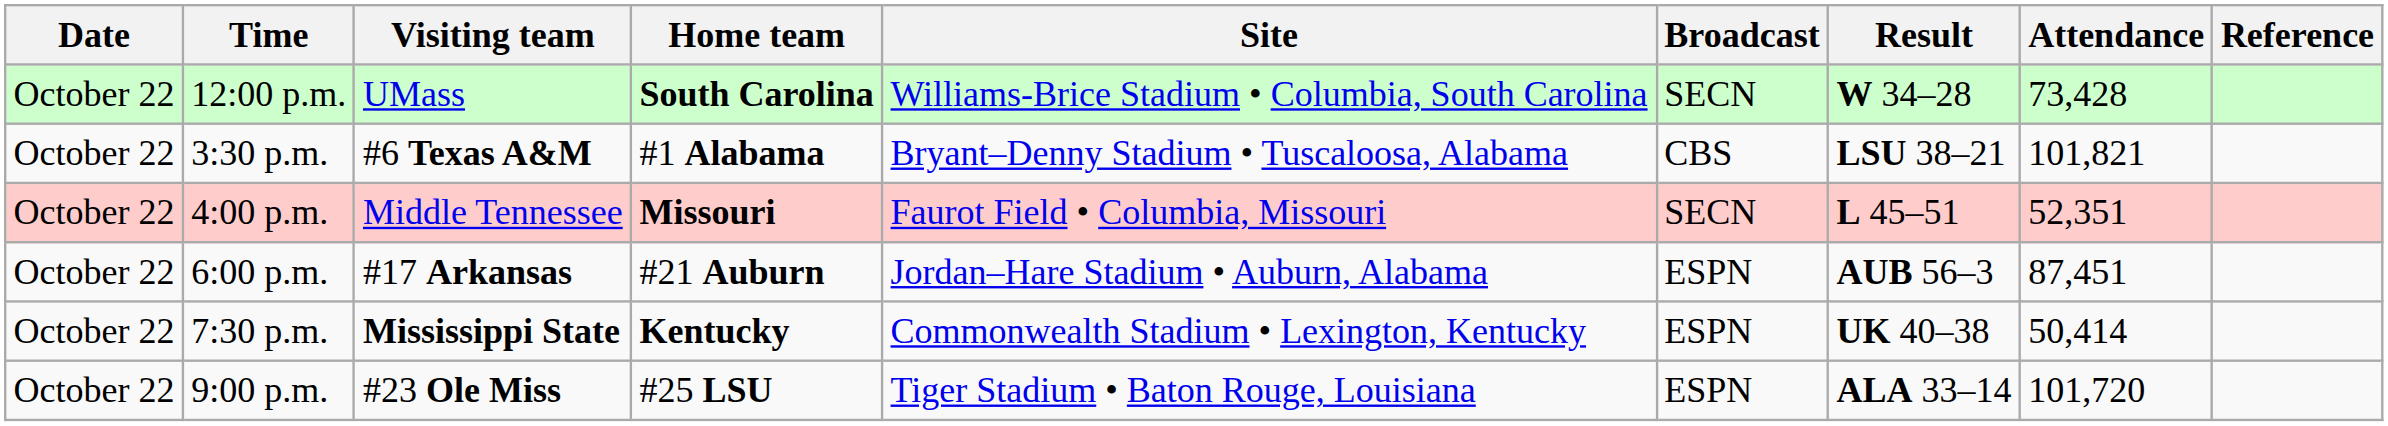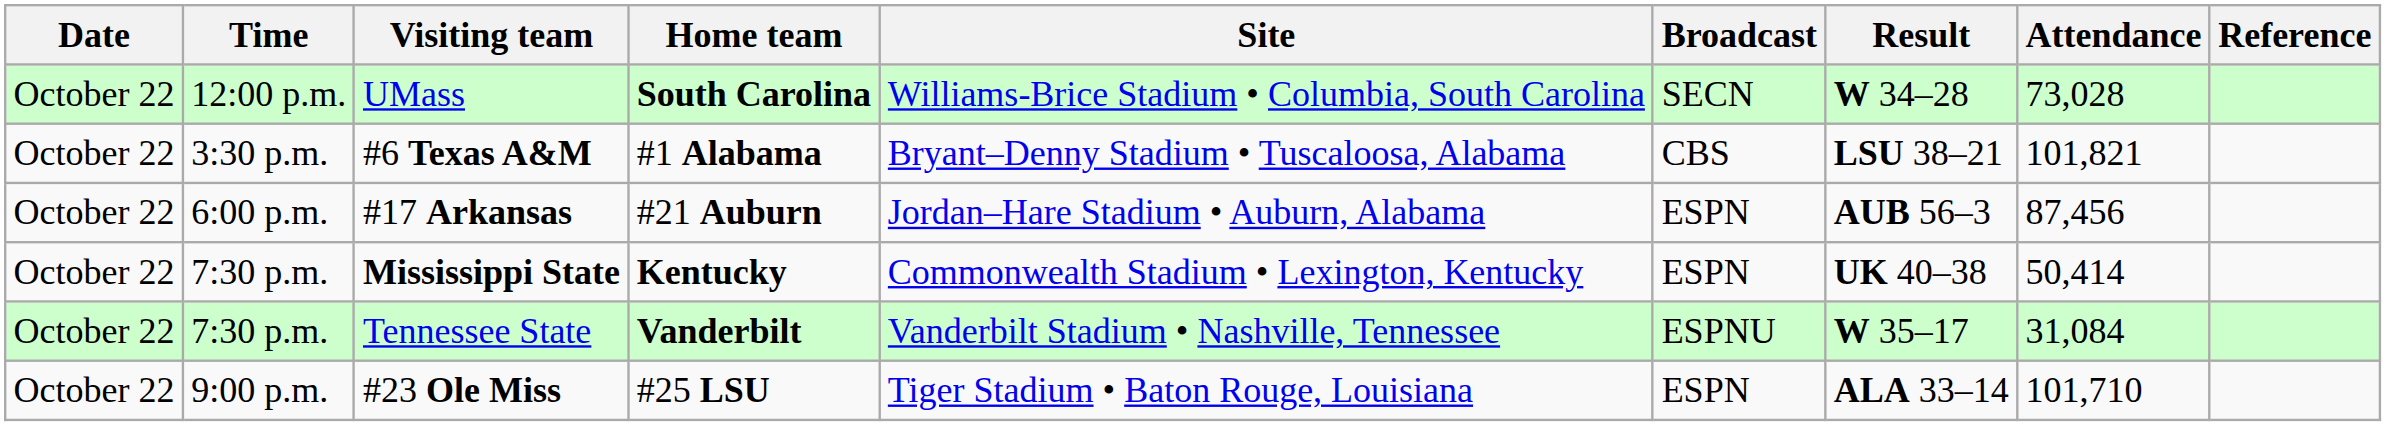(2078, 93) 73,428 -> (2075, 93) 73,028
- row: (493, 212)
(2078, 271) 87,451 -> (2075, 212) 87,456
+ row: (477, 331)
(2087, 390) 101,720 -> (2084, 390) 101,710
